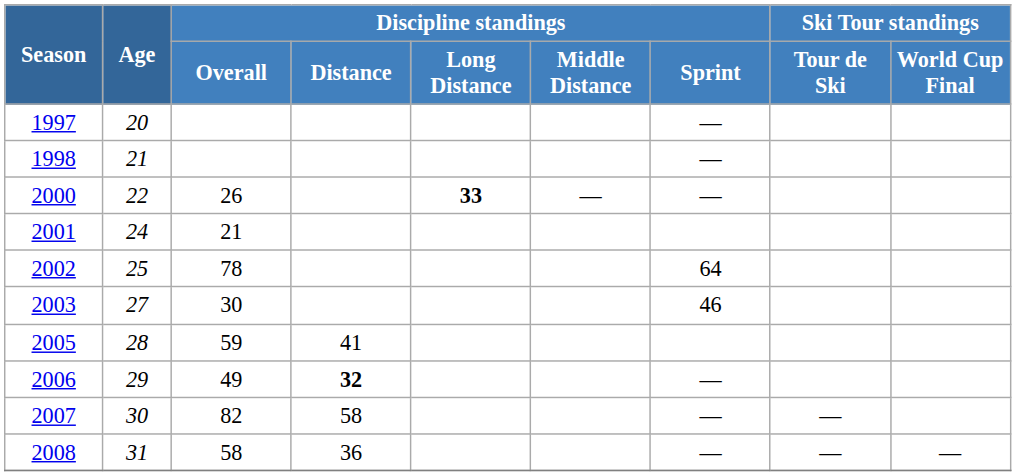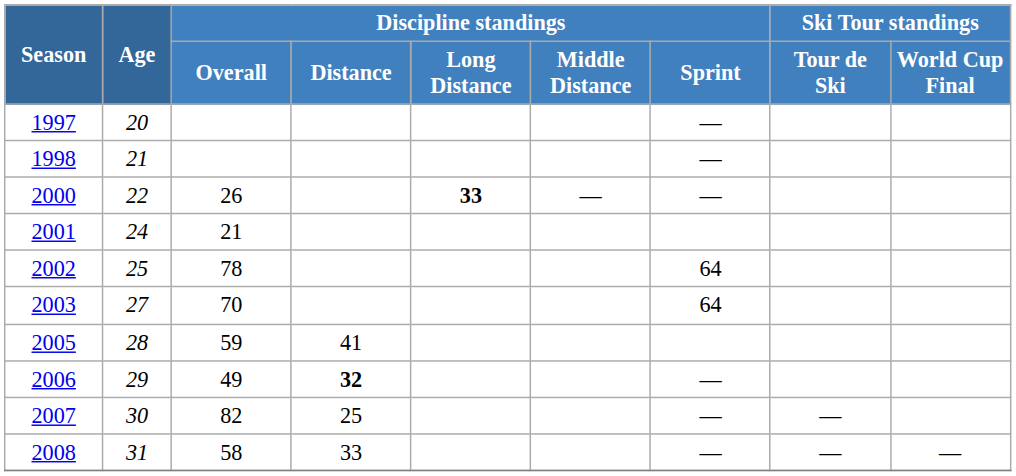(231, 305) 30 -> (231, 305) 70
(711, 305) 46 -> (711, 305) 64
(351, 415) 58 -> (351, 415) 25
(351, 451) 36 -> (351, 451) 33
